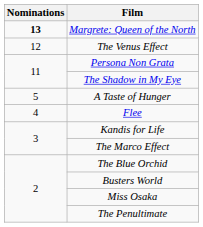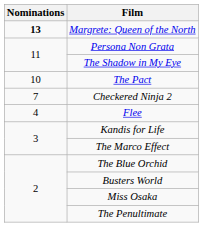- row: (132, 46)
+ row: (132, 79)
+ row: (132, 96)
- row: (132, 96)
